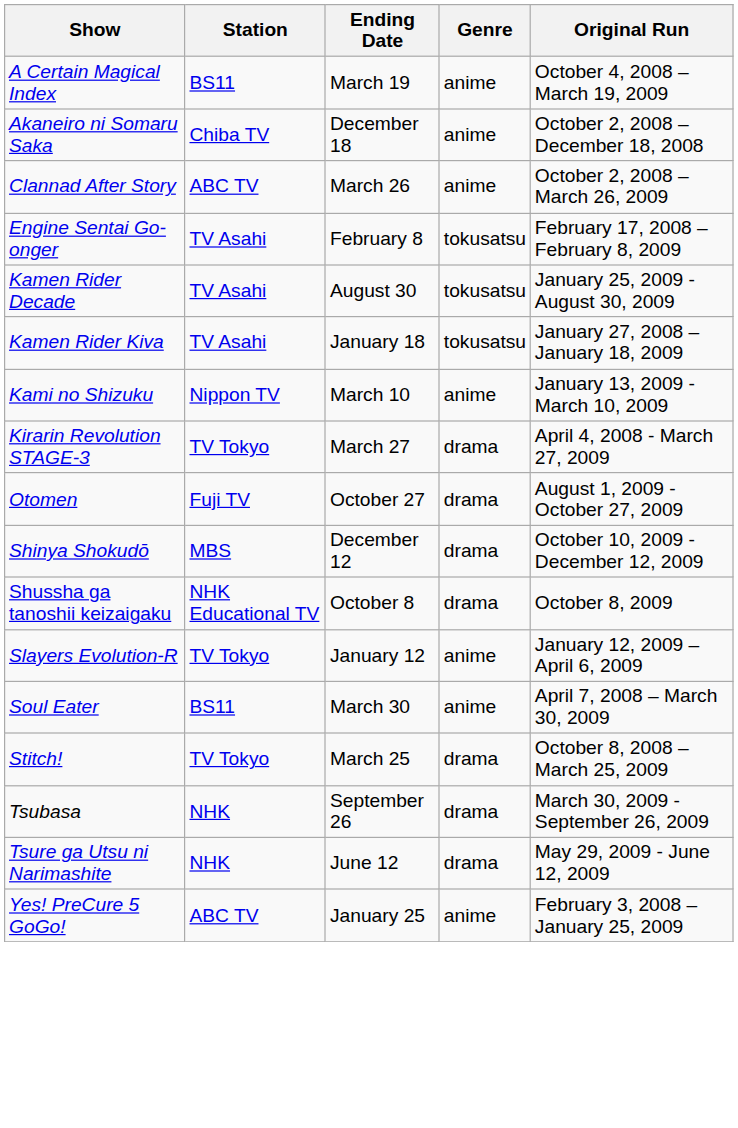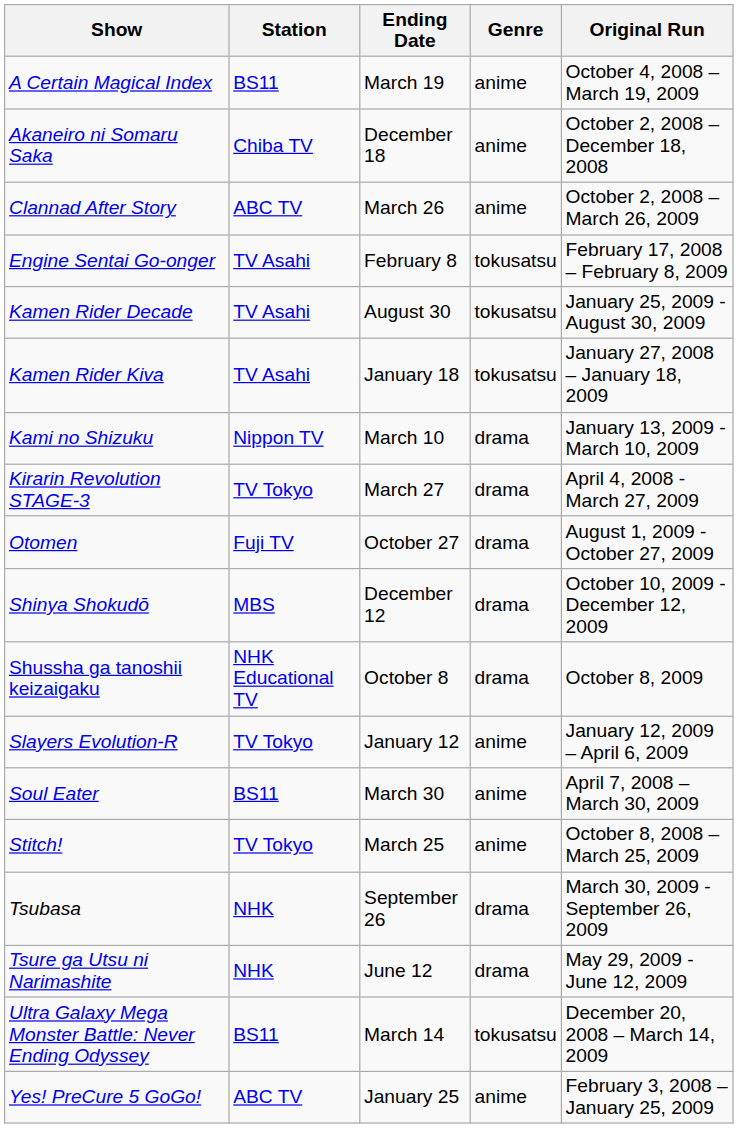(470, 394) anime -> (502, 438) drama
(471, 759) drama -> (501, 845) anime
+ row: (102, 1034)
